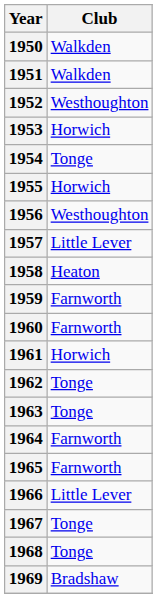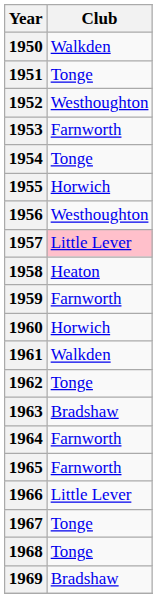(81, 74) Walkden -> (72, 74) Tonge
(80, 130) Horwich -> (86, 130) Farnworth
(91, 242) no background -> (91, 242) pink background
(86, 326) Farnworth -> (80, 326) Horwich
(80, 354) Horwich -> (81, 354) Walkden
(72, 410) Tonge -> (85, 410) Bradshaw
